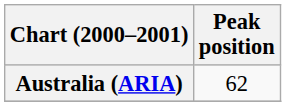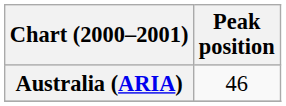(237, 82) 62 -> (237, 82) 46
